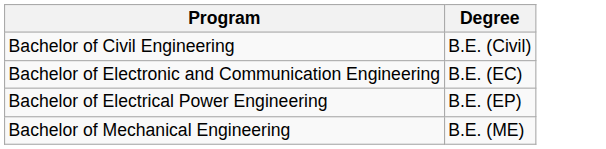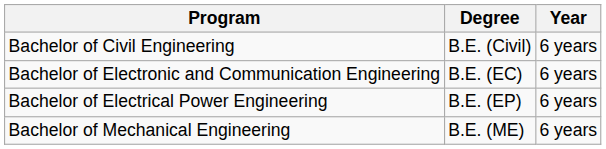+ column: (568, 18)
